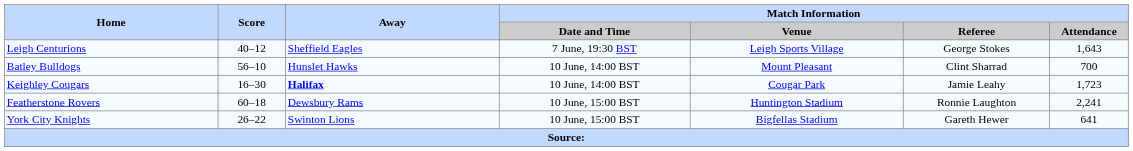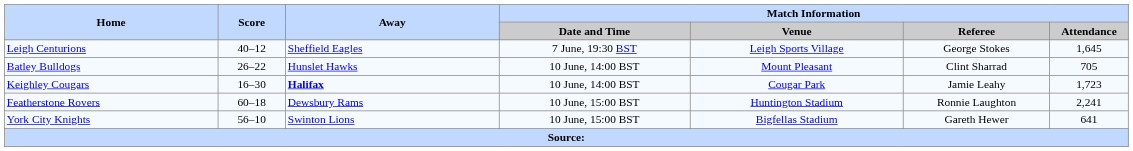(1089, 48) 1,643 -> (1089, 48) 1,645
(252, 66) 56–10 -> (252, 66) 26–22
(1089, 66) 700 -> (1089, 66) 705
(252, 119) 26–22 -> (252, 119) 56–10
